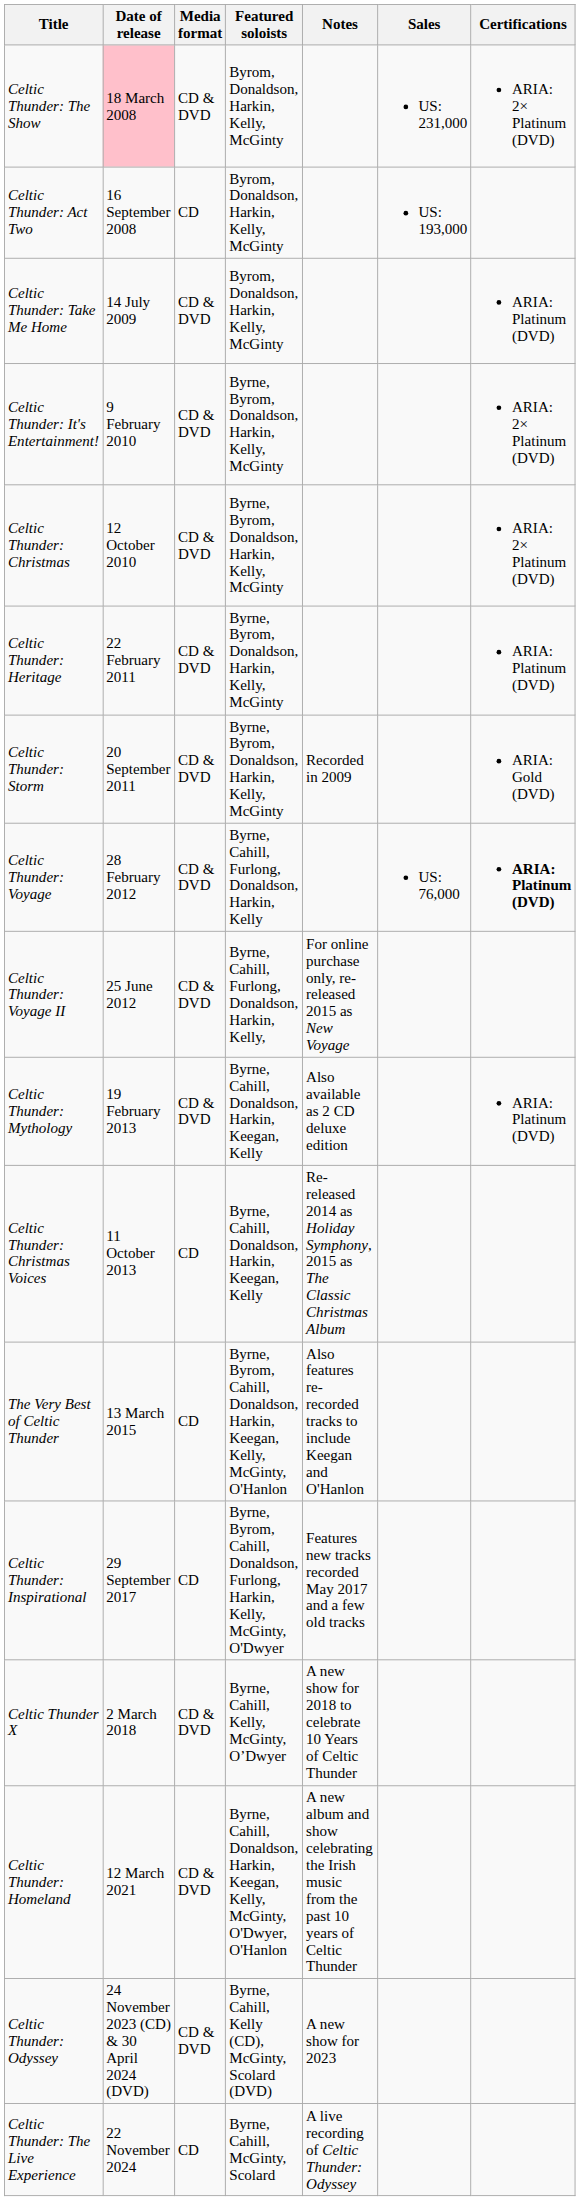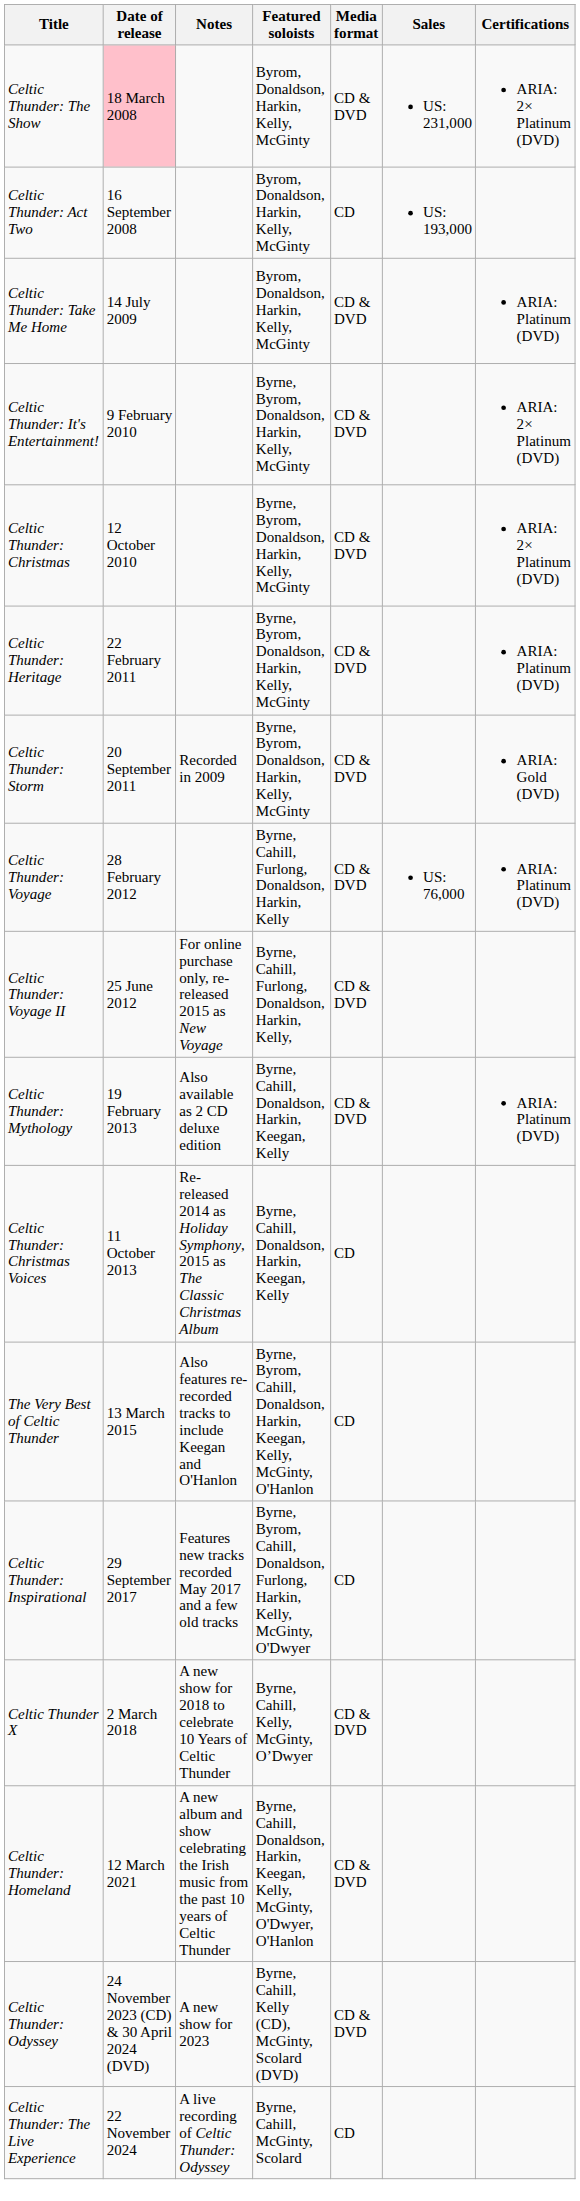columns swapped: (200, 24) <-> (340, 24)
(523, 886) bold -> (525, 886) normal
